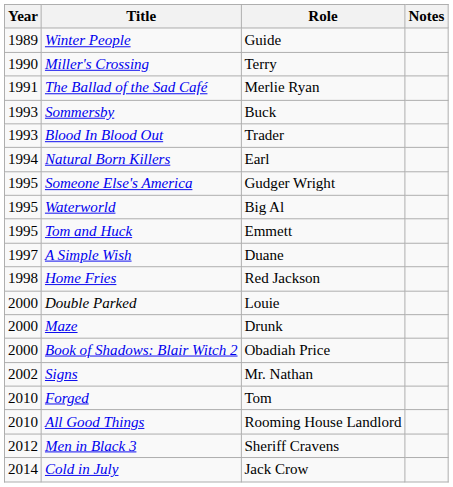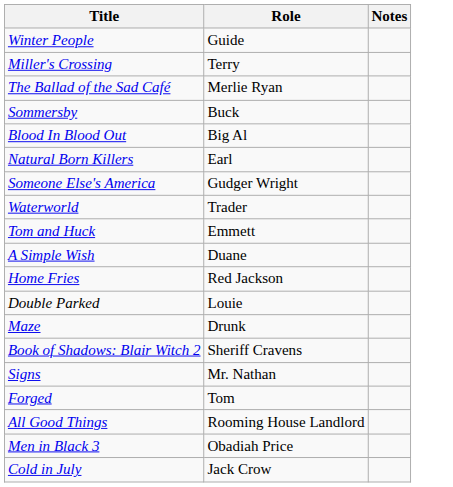- column: (23, 16)
(264, 135) Trader -> (227, 135) Big Al
(264, 207) Big Al -> (227, 207) Trader
(287, 350) Obadiah Price -> (255, 350) Sheriff Cravens
(292, 445) Sheriff Cravens -> (250, 445) Obadiah Price
